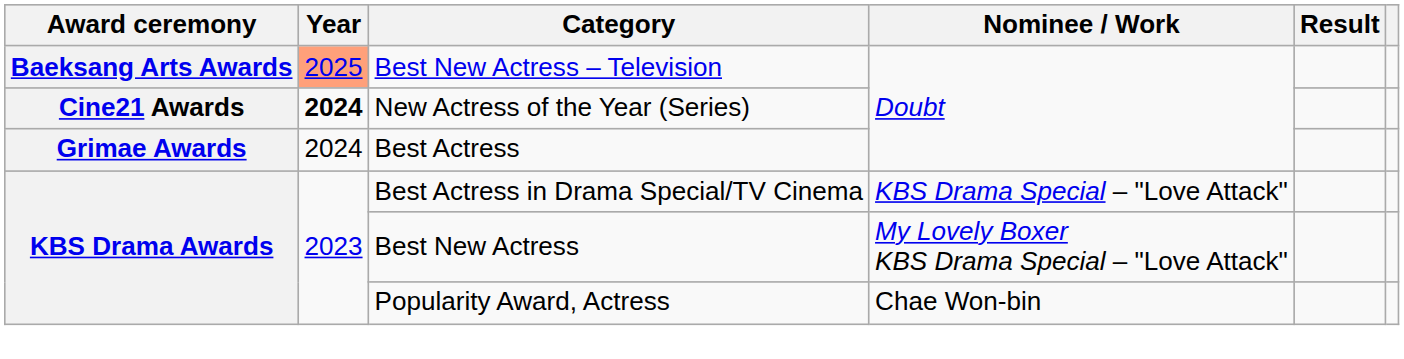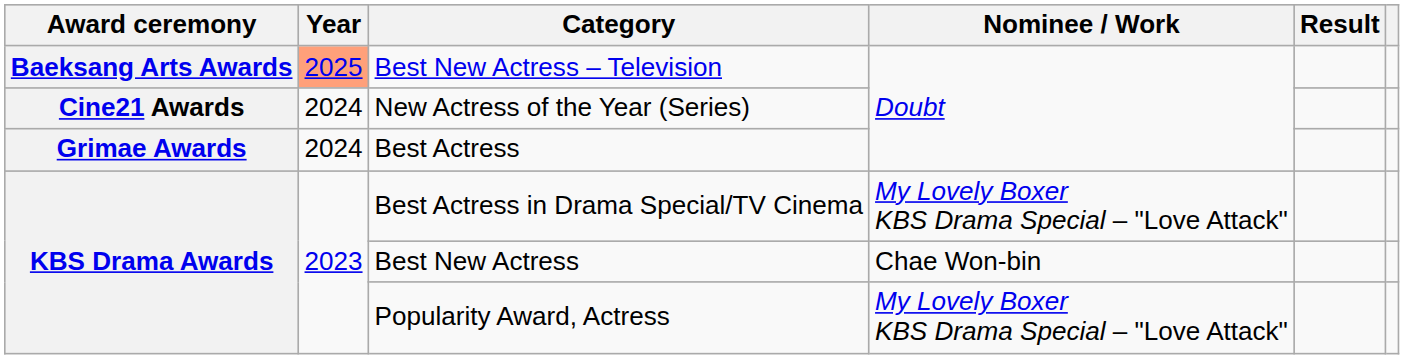(334, 107) bold -> (334, 107) normal
(1081, 190) KBS Drama Special – "Love Attack" -> (1081, 205) My Lovely Boxer KBS Drama Special – "Love Attack"
(1081, 246) My Lovely Boxer KBS Drama Special – "Love Attack" -> (958, 261) Chae Won-bin
(958, 302) Chae Won-bin -> (1081, 317) My Lovely Boxer KBS Drama Special – "Love Attack"
